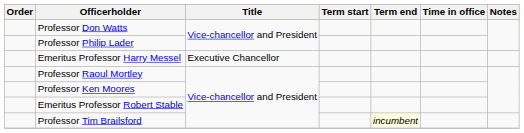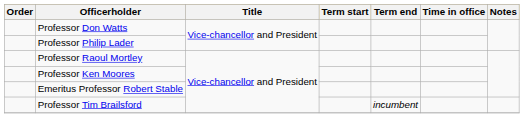- row: (109, 58)
(396, 120) lightyellow background -> (396, 105) no background
